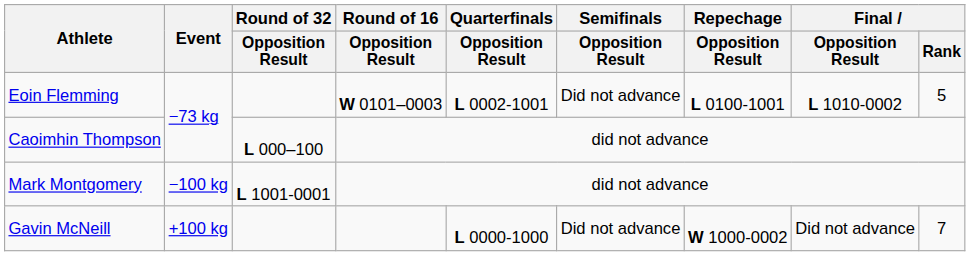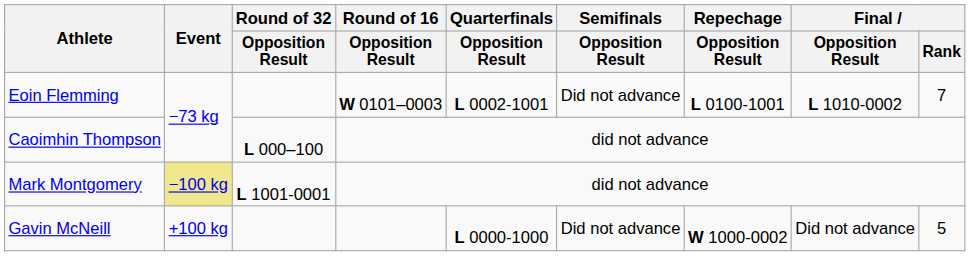(942, 95) 5 -> (942, 95) 7
(198, 184) no background -> (198, 184) khaki background
(942, 229) 7 -> (942, 229) 5
